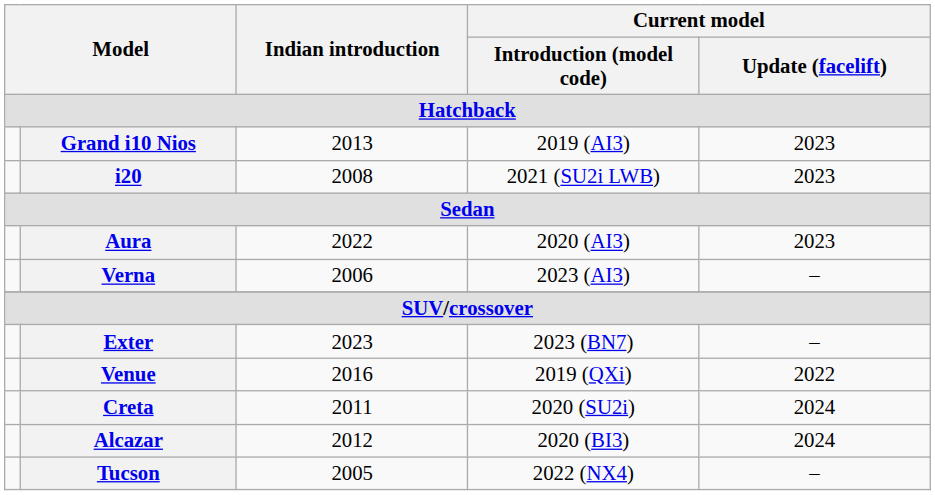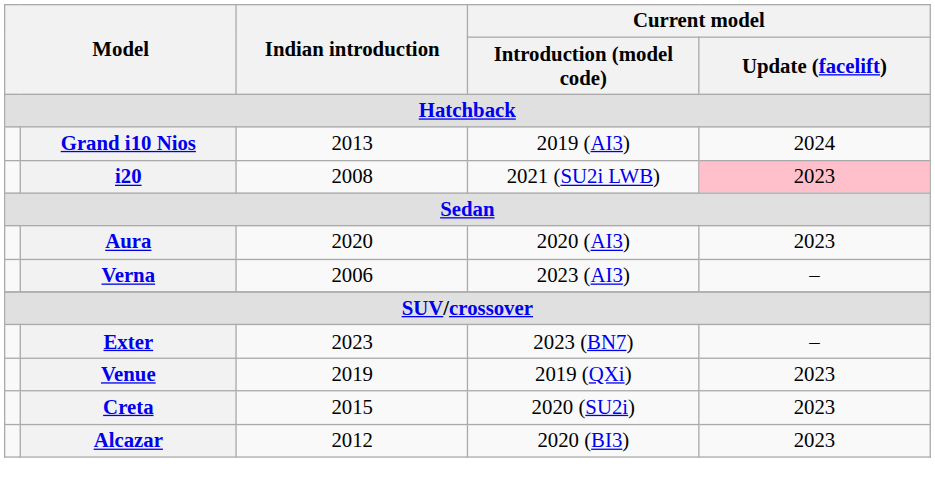(814, 143) 2023 -> (814, 143) 2024
(814, 176) no background -> (814, 176) pink background
(352, 242) 2022 -> (352, 242) 2020
(352, 374) 2016 -> (352, 374) 2019
(814, 374) 2022 -> (814, 374) 2023
(352, 407) 2011 -> (352, 407) 2015
(814, 407) 2024 -> (814, 407) 2023
(814, 440) 2024 -> (814, 440) 2023
- row: (128, 473)
